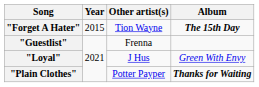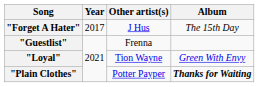(95, 27) 2015 -> (95, 27) 2017
(139, 27) Tion Wayne -> (139, 27) J Hus
(212, 27) bold -> (212, 27) normal
(139, 58) J Hus -> (139, 58) Tion Wayne
